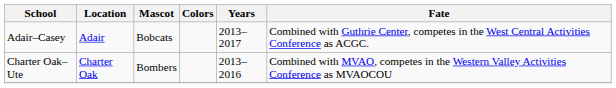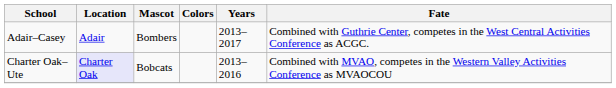(154, 37) Bobcats -> (157, 37) Bombers
(96, 67) no background -> (96, 67) lavender background
(157, 67) Bombers -> (154, 67) Bobcats
